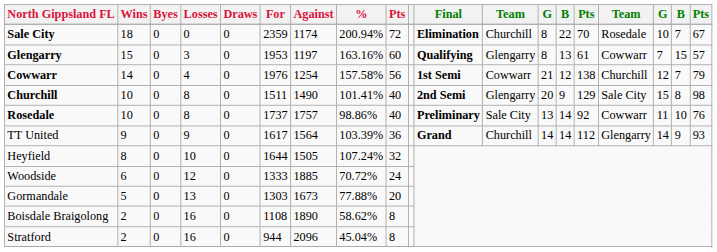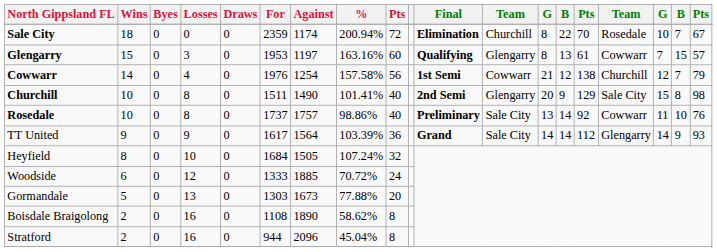(509, 135) Churchill -> (508, 135) Sale City
(275, 155) 1644 -> (275, 155) 1684
